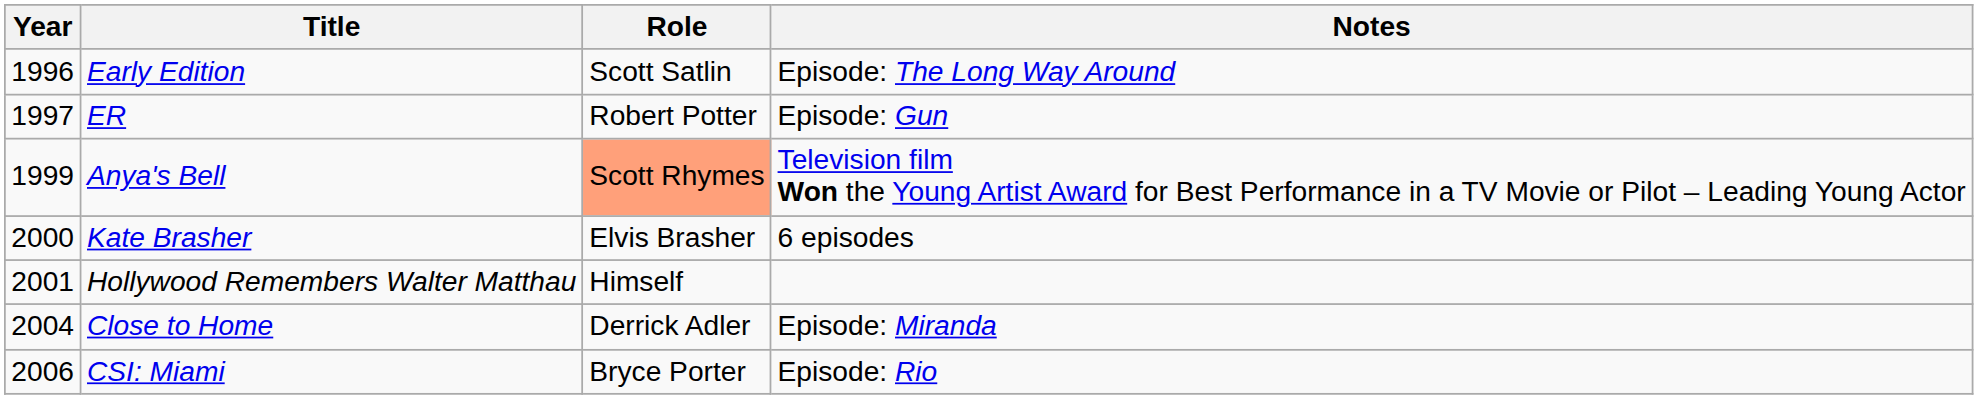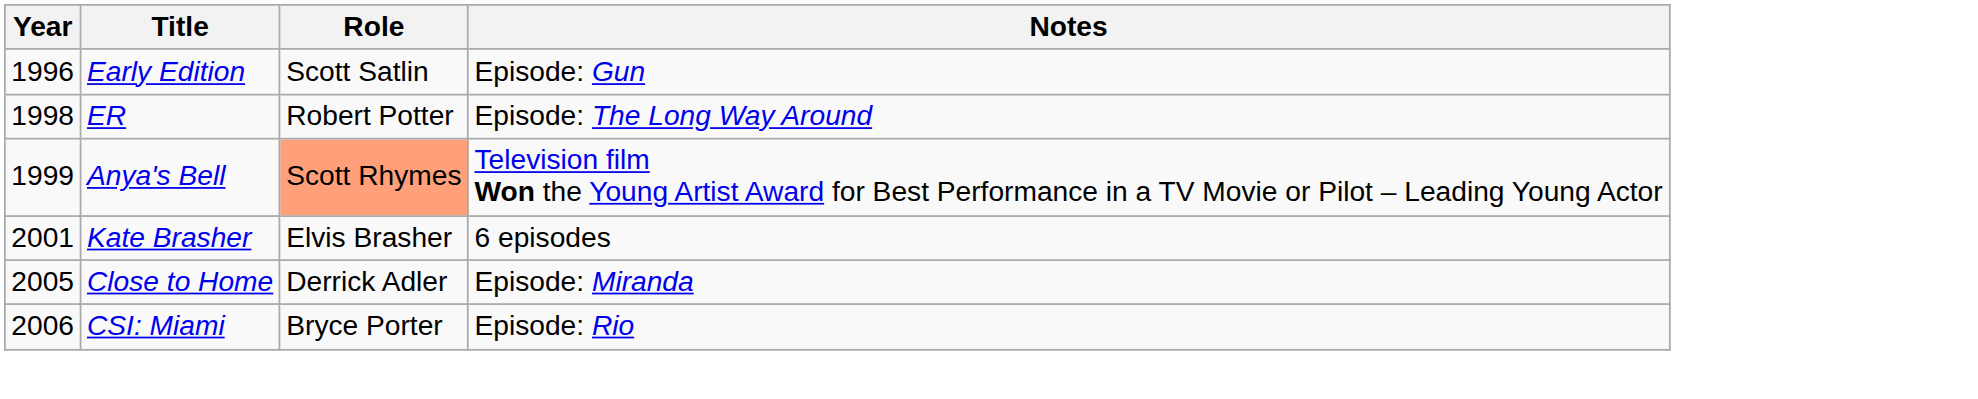(976, 71) Episode: The Long Way Around -> (560, 71) Episode: Gun
(43, 116) 1997 -> (43, 116) 1998
(863, 116) Episode: Gun -> (673, 116) Episode: The Long Way Around
(43, 237) 2000 -> (43, 237) 2001
- row: (332, 281)
(43, 326) 2004 -> (43, 281) 2005
